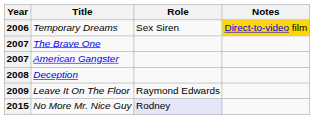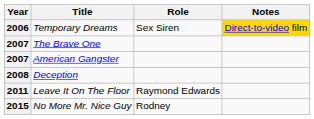(18, 91) 2009 -> (18, 91) 2011
(153, 106) lavender background -> (153, 106) no background
